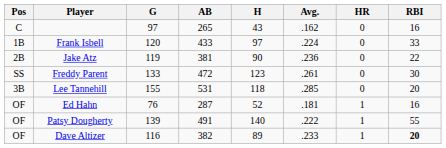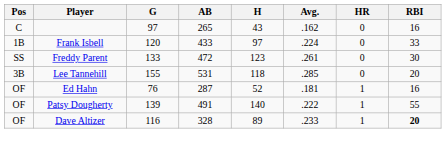- row: (80, 58)
(205, 136) 382 -> (205, 120) 328
